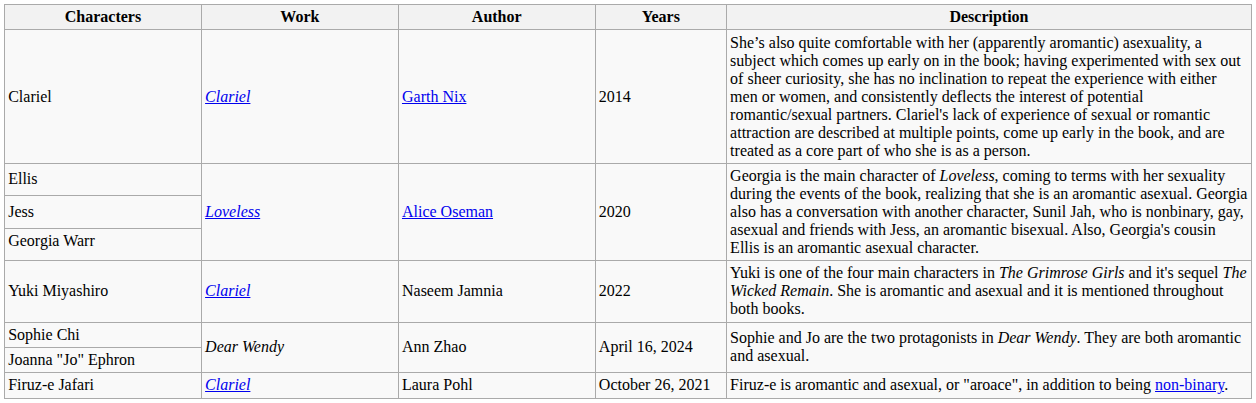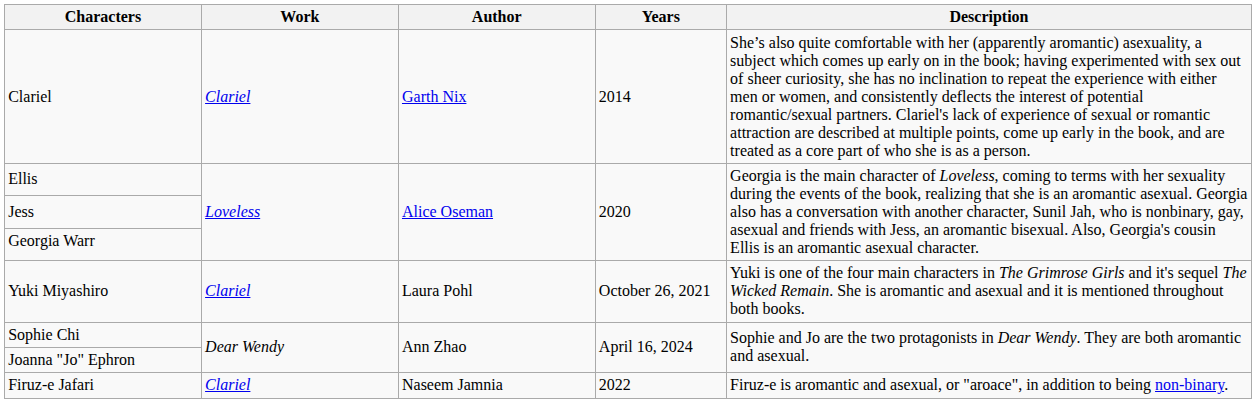(452, 291) Naseem Jamnia -> (437, 291) Laura Pohl
(615, 291) 2022 -> (655, 291) October 26, 2021
(437, 385) Laura Pohl -> (452, 385) Naseem Jamnia
(655, 385) October 26, 2021 -> (615, 385) 2022
